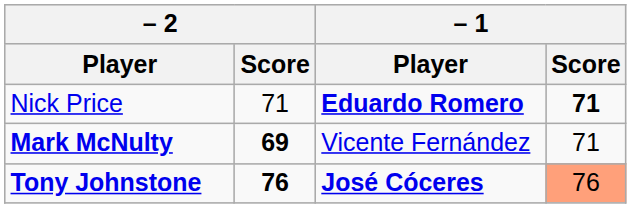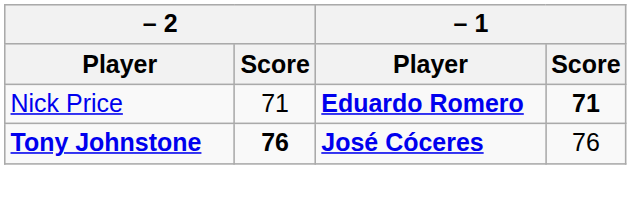- row: (92, 143)
(586, 182) lightsalmon background -> (586, 143) no background
